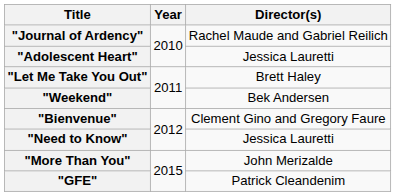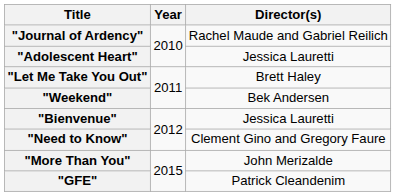(288, 118) Clement Gino and Gregory Faure -> (288, 118) Jessica Lauretti
(288, 139) Jessica Lauretti -> (288, 139) Clement Gino and Gregory Faure
